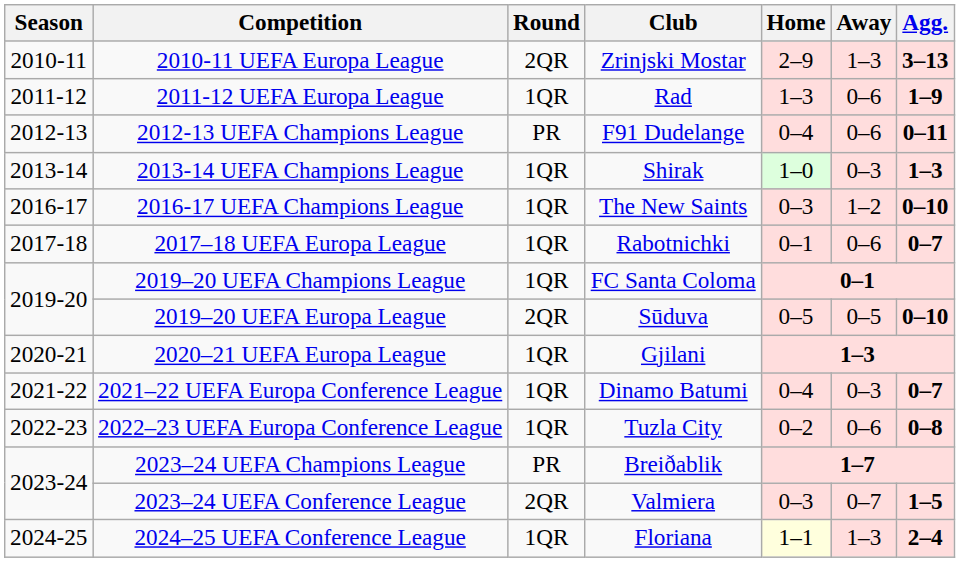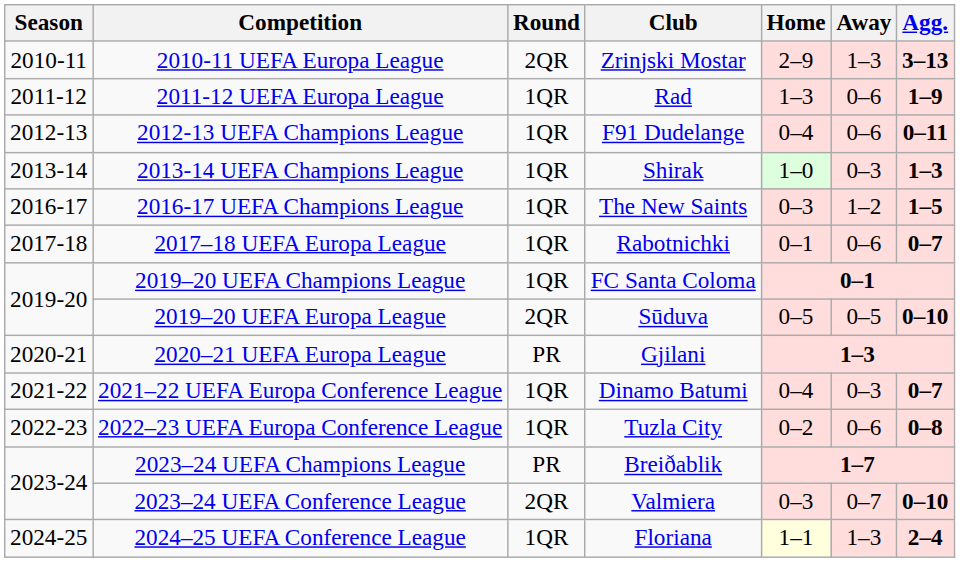(546, 133) PR -> (546, 133) 1QR
(925, 206) 0–10 -> (925, 206) 1–5
(546, 354) 1QR -> (546, 354) PR
(925, 501) 1–5 -> (925, 501) 0–10
